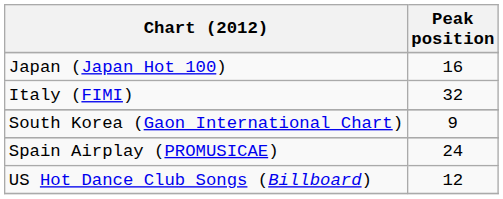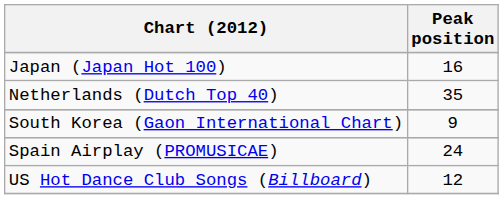- row: (71, 95)
+ row: (144, 95)
